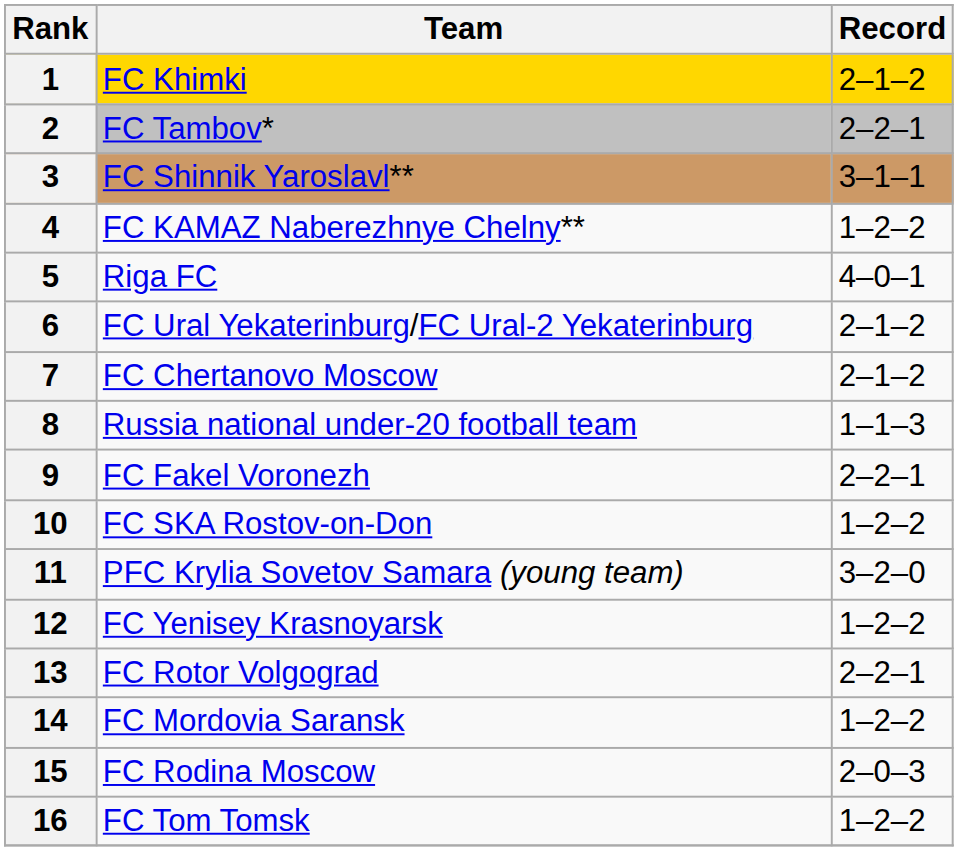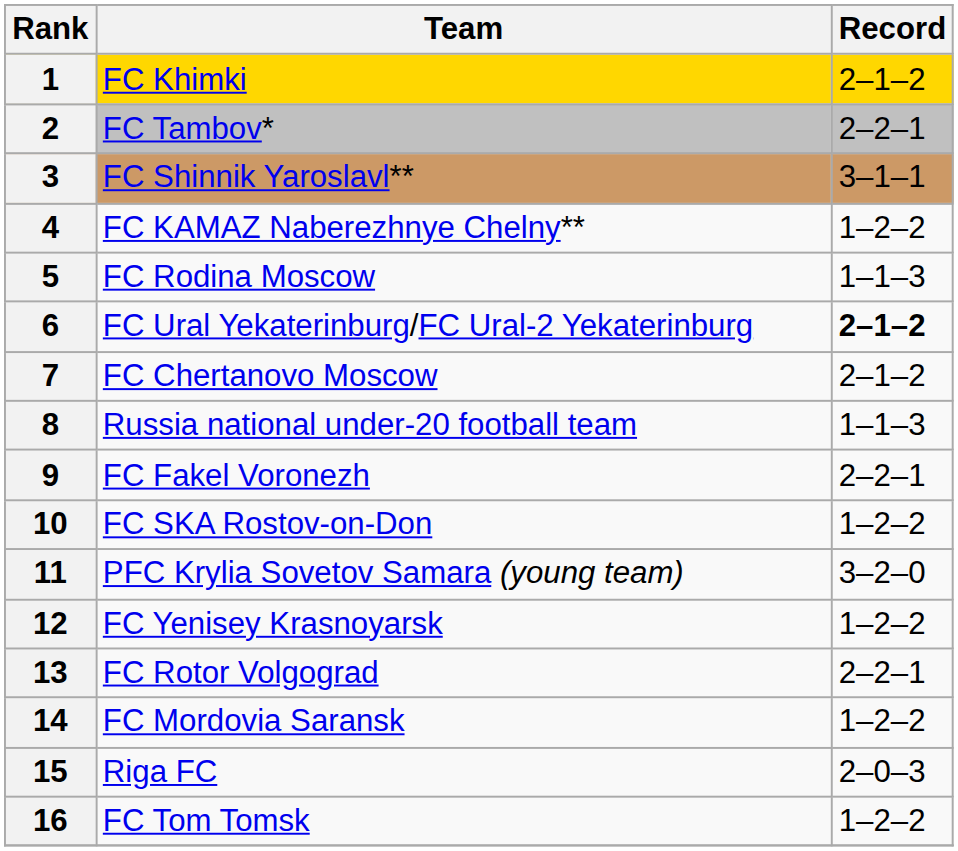(160, 276) Riga FC -> (239, 276) FC Rodina Moscow
(882, 276) 4–0–1 -> (882, 276) 1–1–3
(882, 326) normal -> (882, 326) bold
(239, 771) FC Rodina Moscow -> (160, 771) Riga FC
